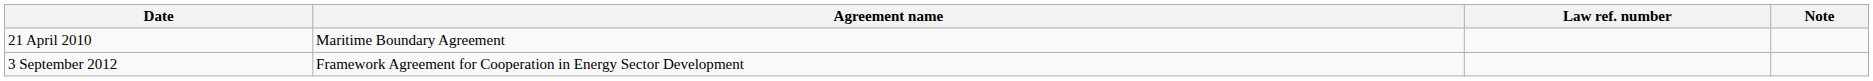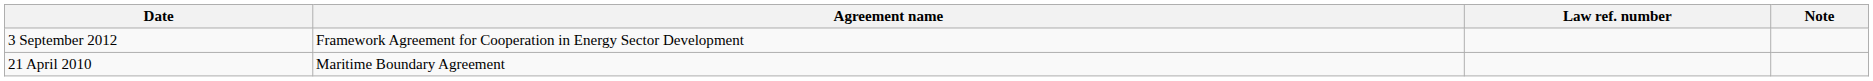rows swapped: (50, 40) <-> (63, 64)
